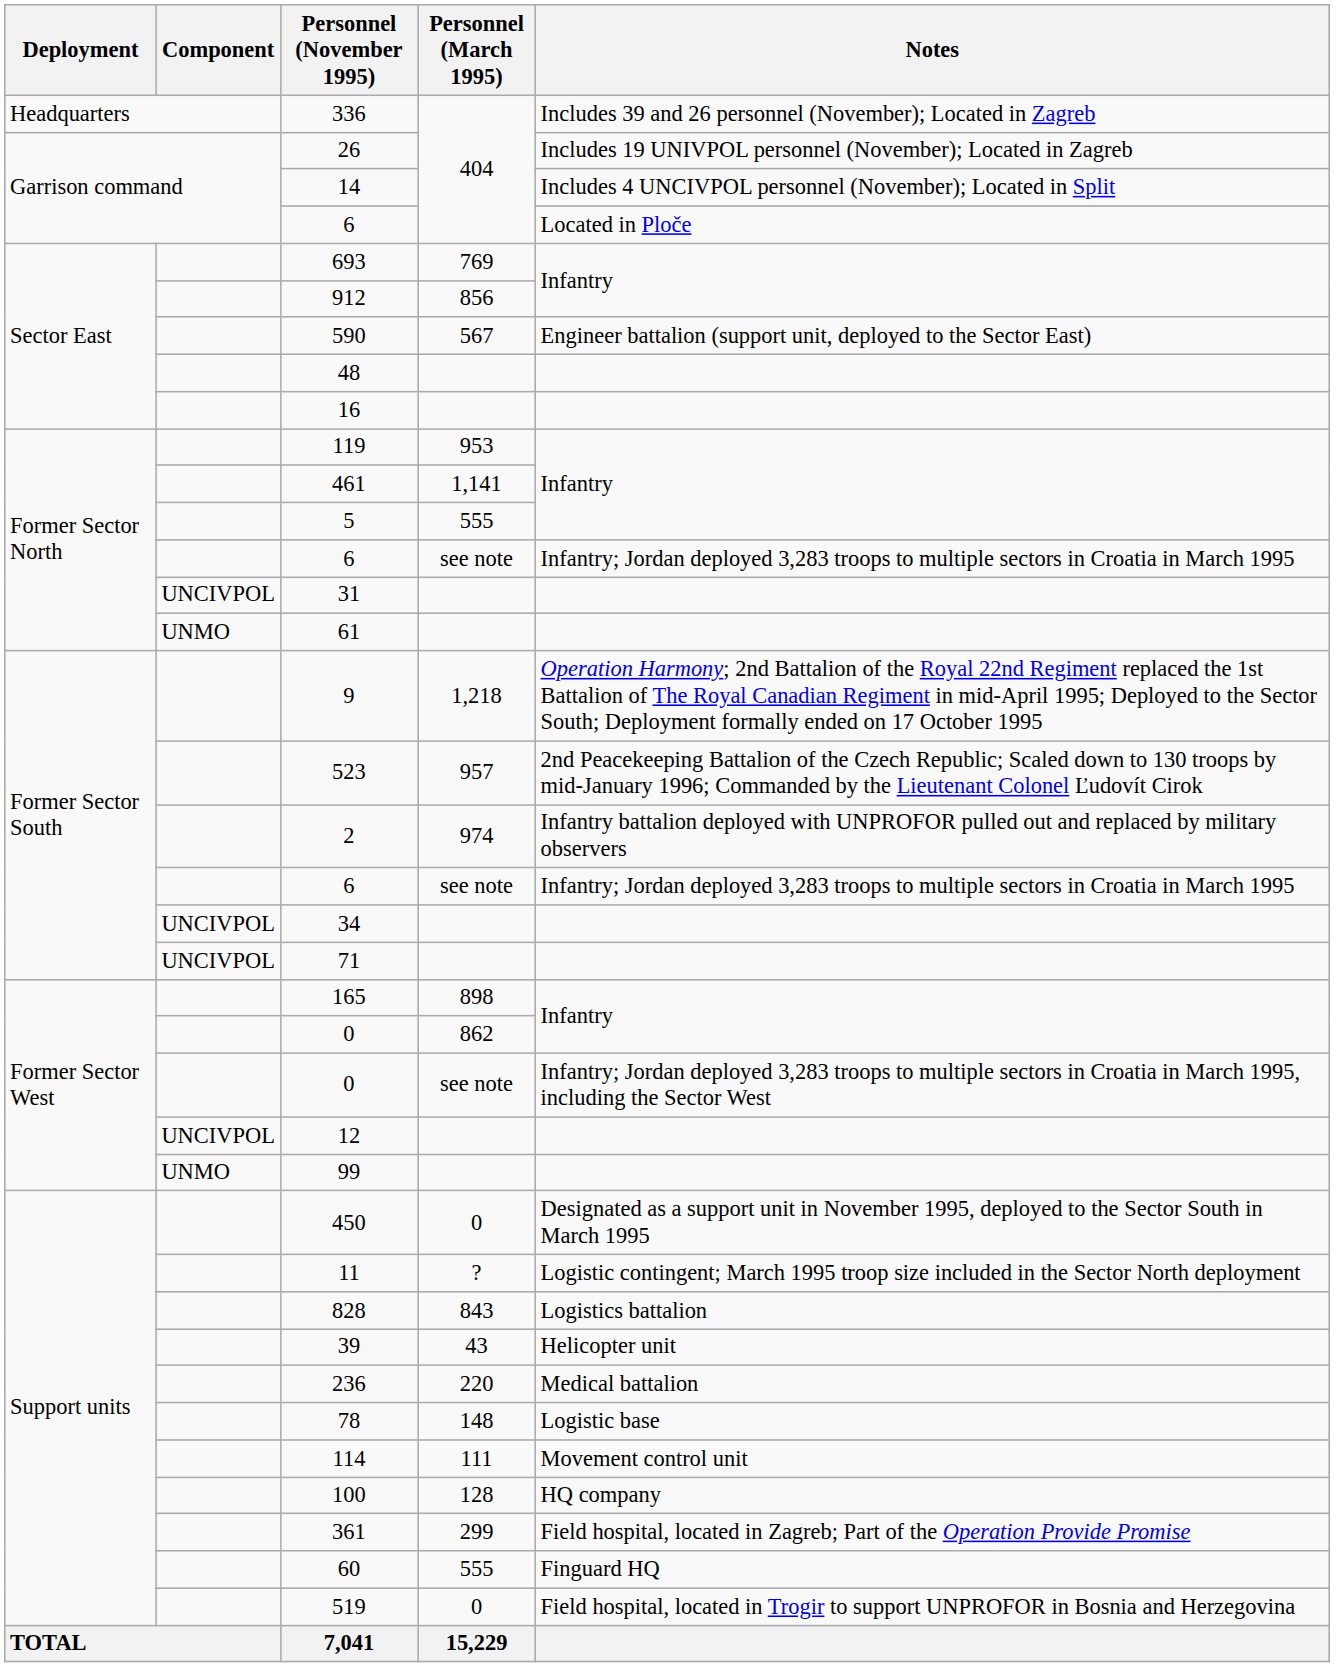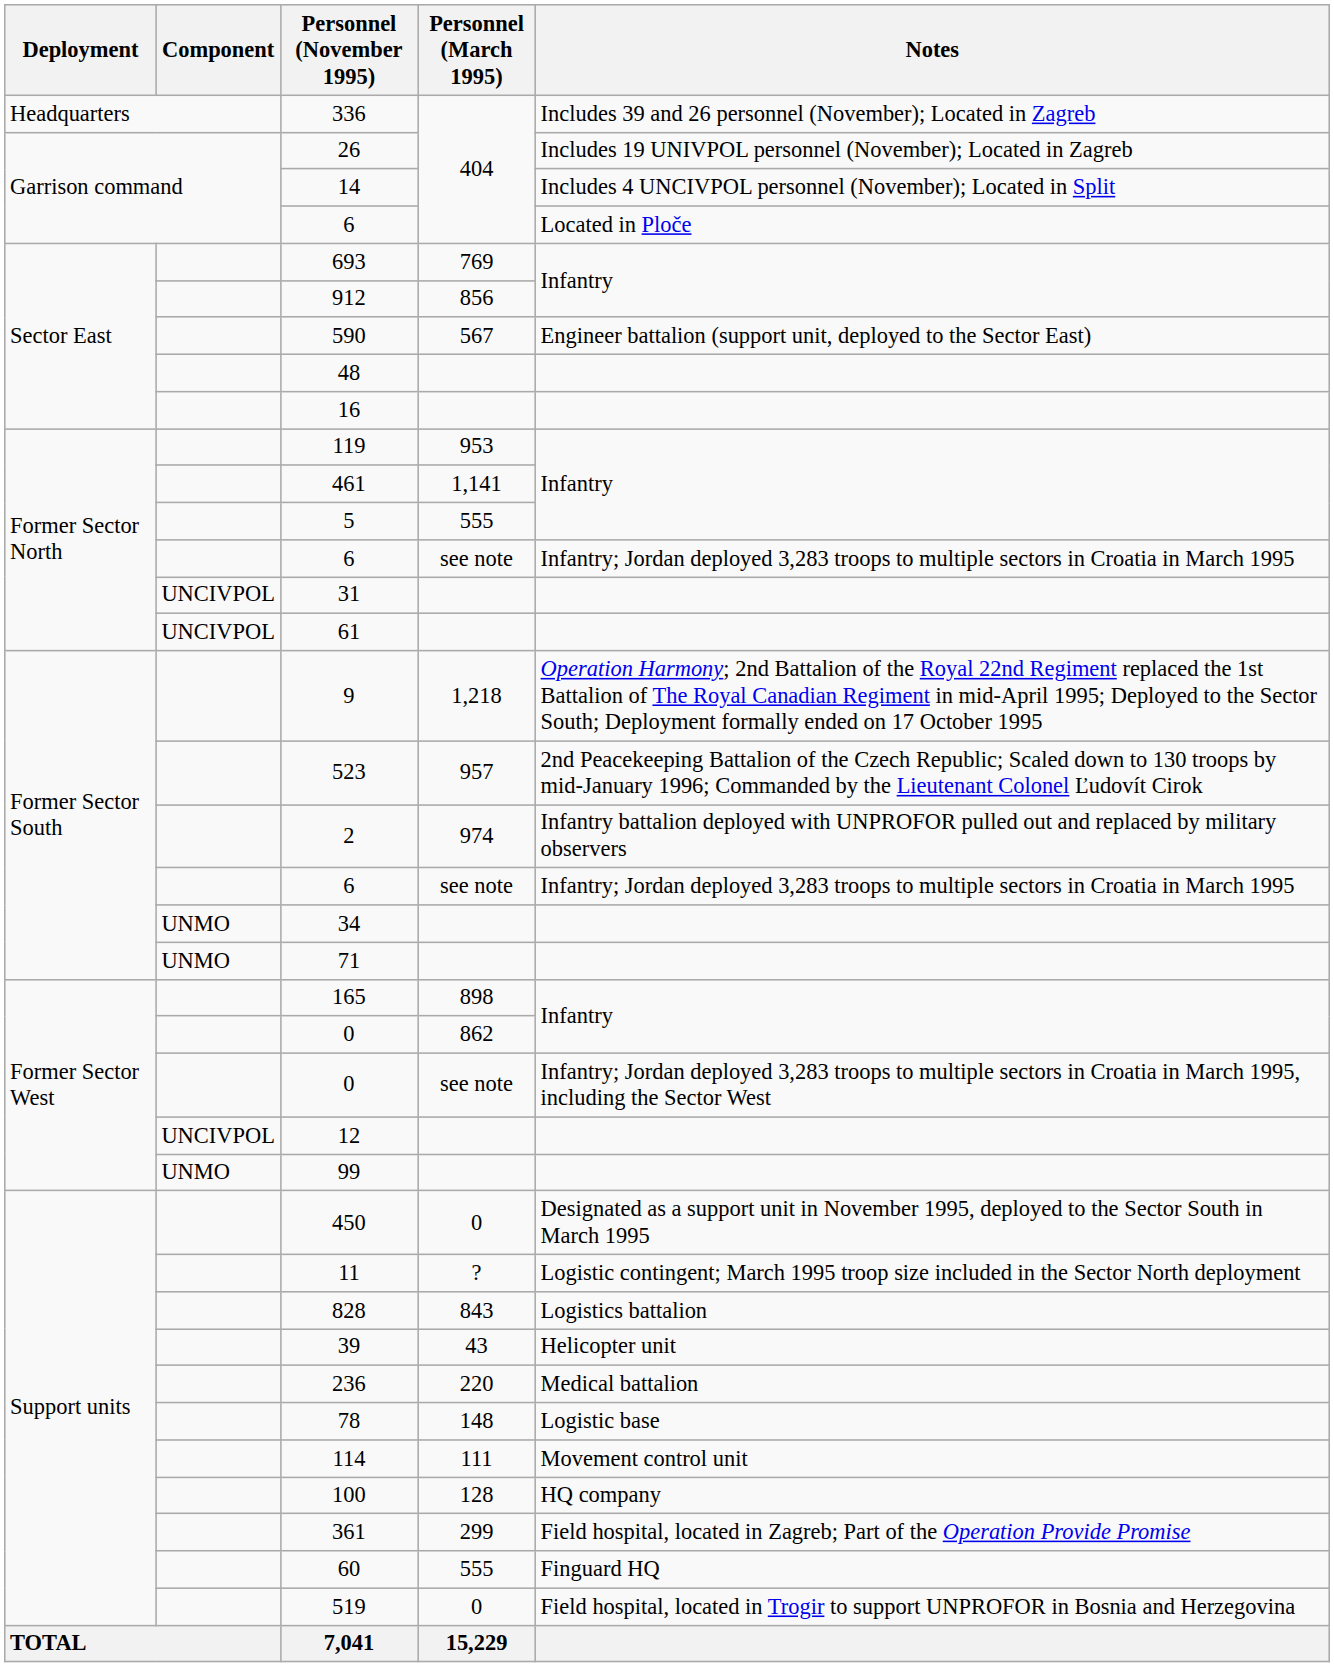(196, 632) UNMO -> (218, 632) UNCIVPOL
(218, 923) UNCIVPOL -> (196, 923) UNMO
(218, 960) UNCIVPOL -> (196, 960) UNMO
